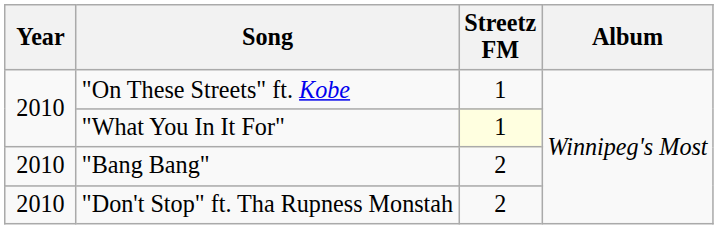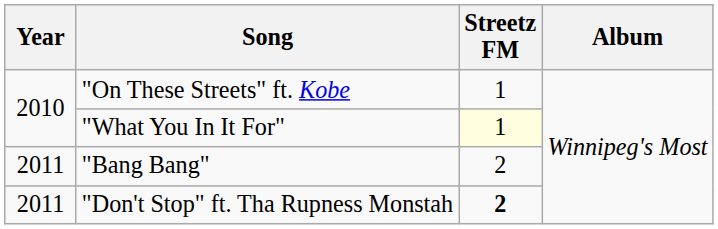(41, 165) 2010 -> (41, 165) 2011
(41, 204) 2010 -> (41, 204) 2011
(500, 204) normal -> (500, 204) bold
